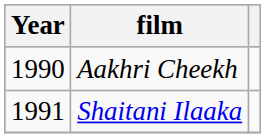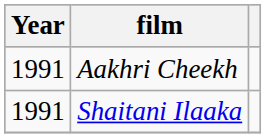(38, 68) 1990 -> (38, 68) 1991
